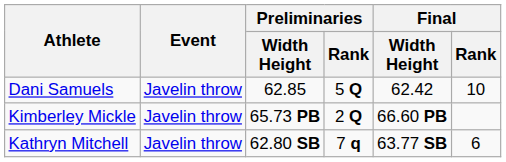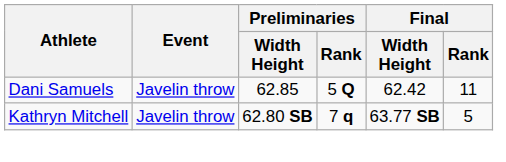(476, 90) 10 -> (468, 90) 11
- row: (72, 117)
(476, 143) 6 -> (468, 117) 5
